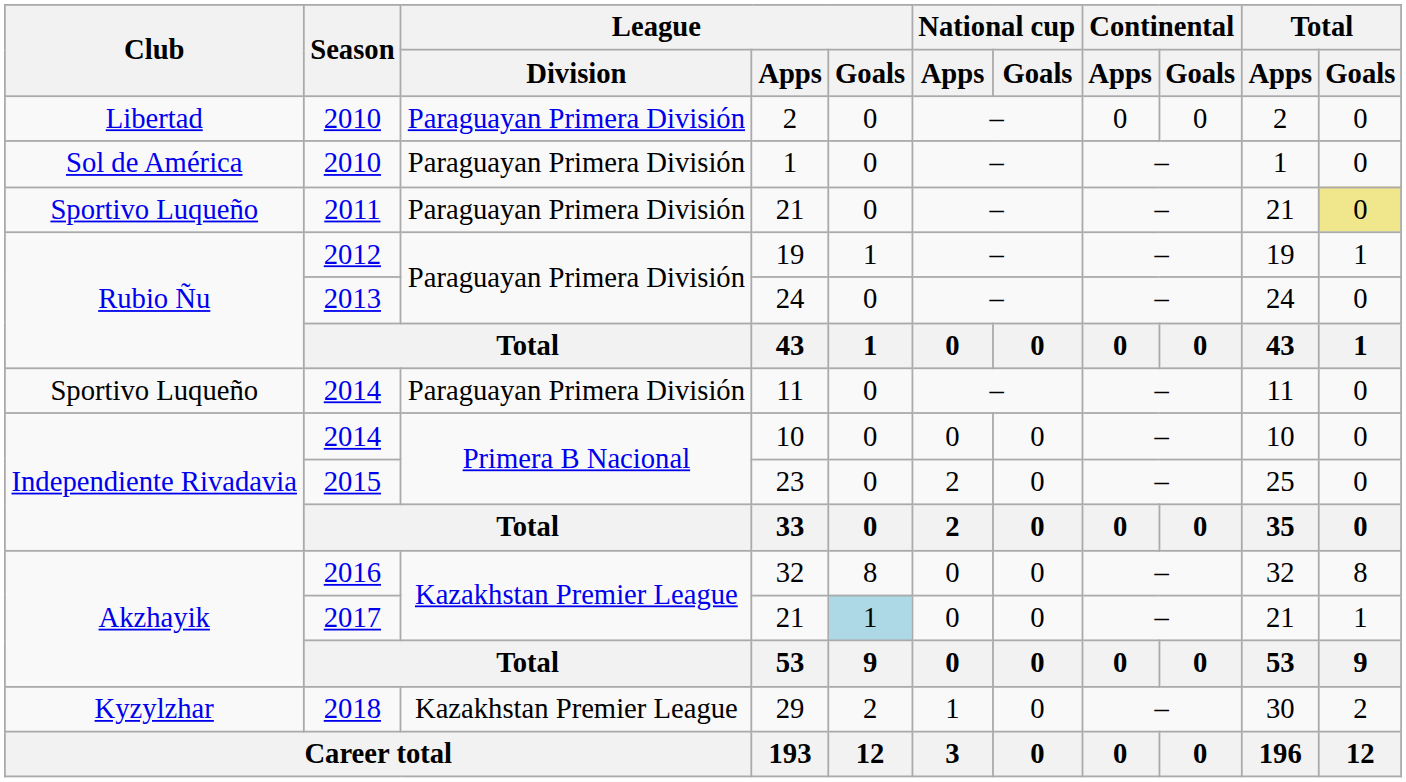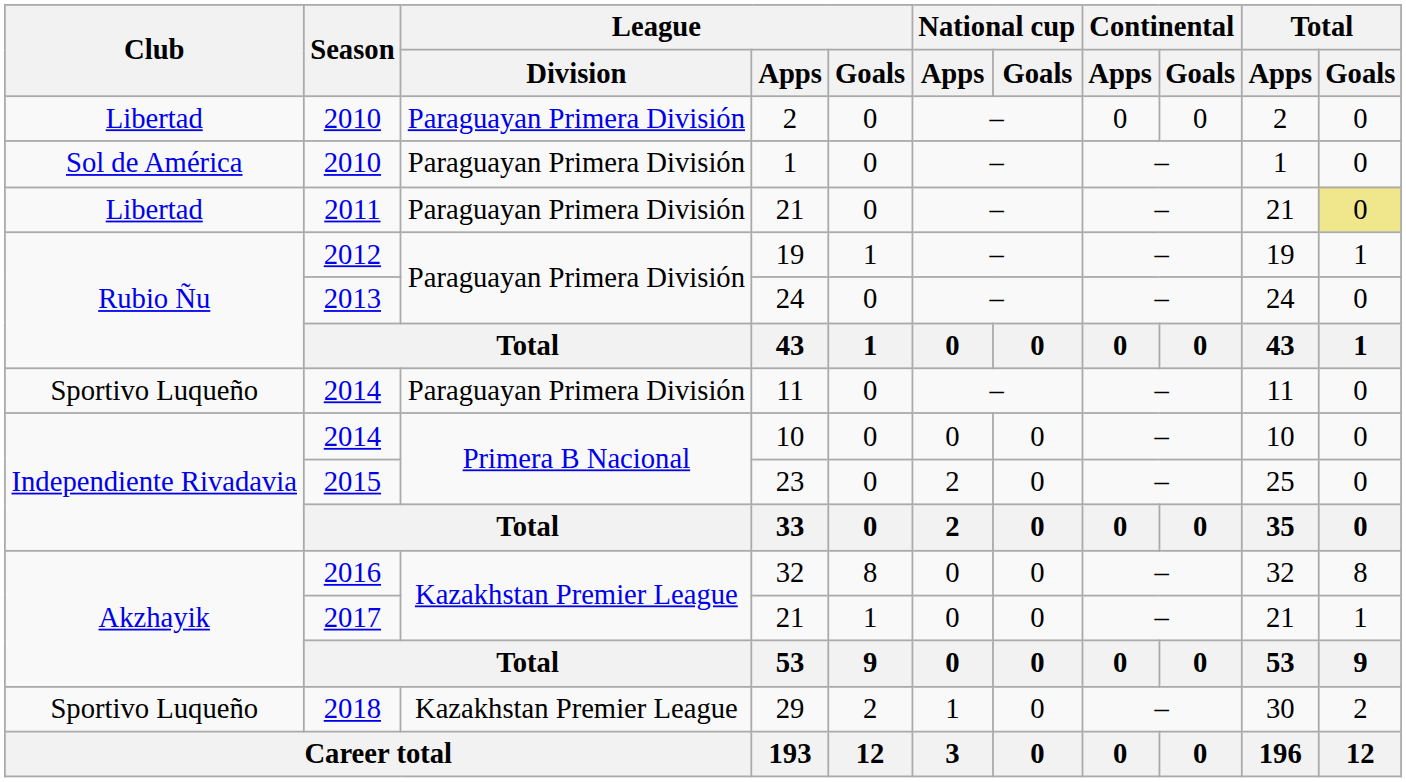(154, 208) Sportivo Luqueño -> (154, 208) Libertad
(870, 617) lightblue background -> (870, 617) no background
(154, 708) Kyzylzhar -> (154, 708) Sportivo Luqueño
